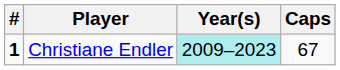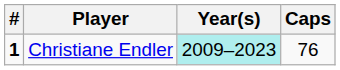(308, 49) 67 -> (308, 49) 76
